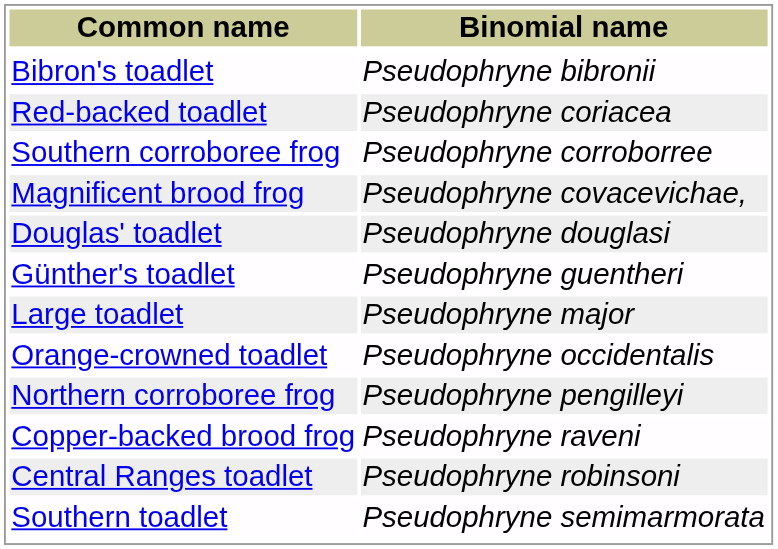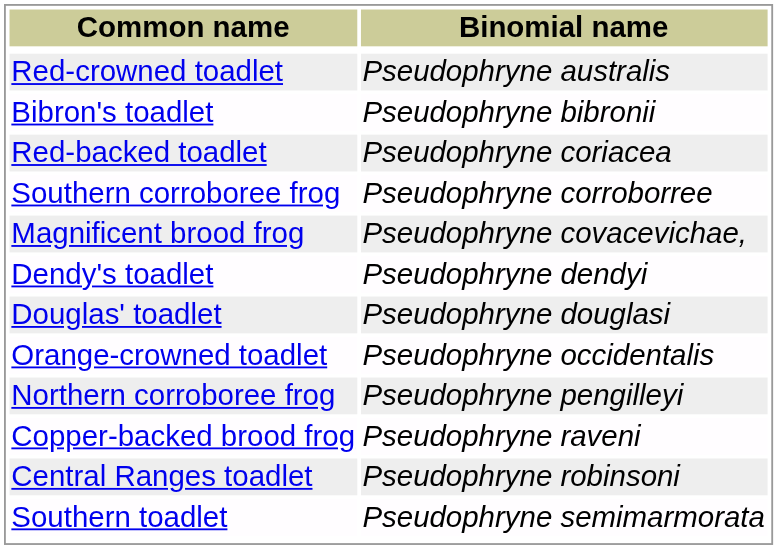+ row: (147, 71)
+ row: (112, 274)
- row: (123, 274)
- row: (97, 314)
